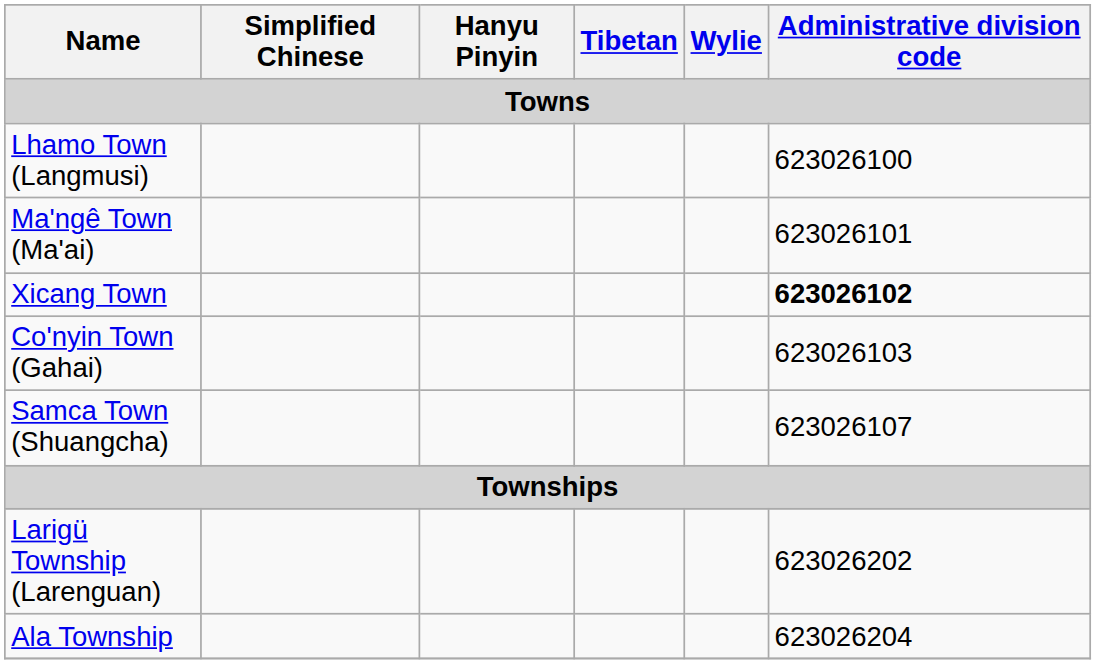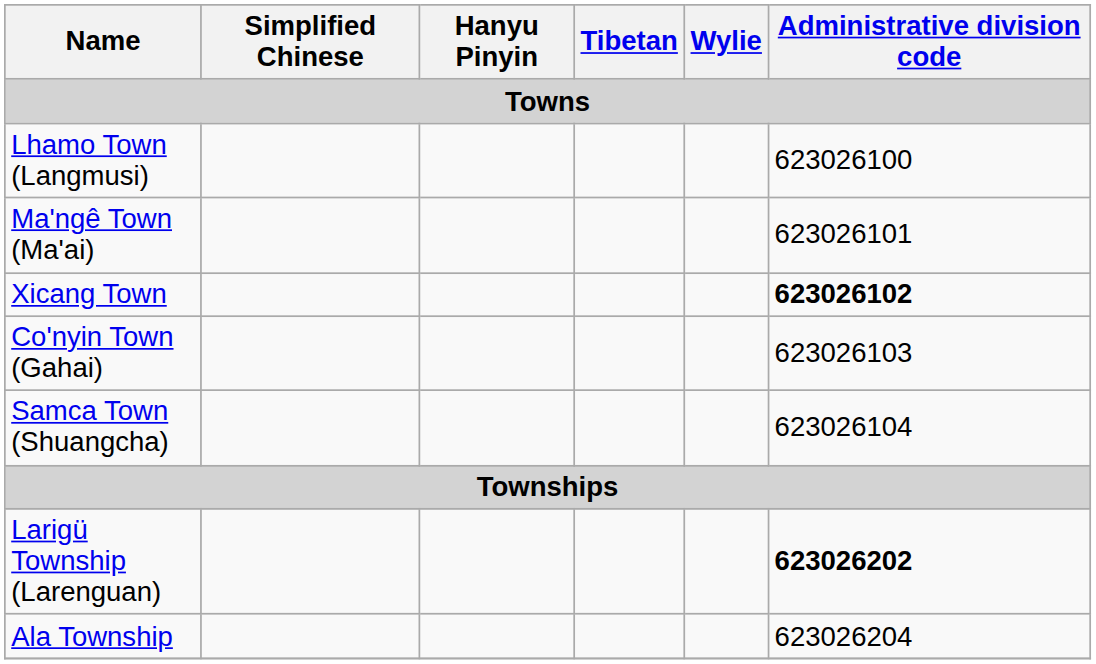(843, 427) 623026107 -> (843, 427) 623026104
(843, 561) normal -> (843, 561) bold
